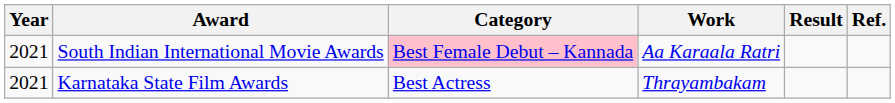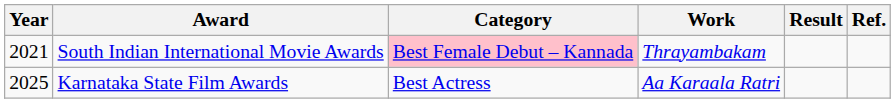(711, 51) Aa Karaala Ratri -> (704, 51) Thrayambakam
(29, 82) 2021 -> (29, 82) 2025
(704, 82) Thrayambakam -> (711, 82) Aa Karaala Ratri
